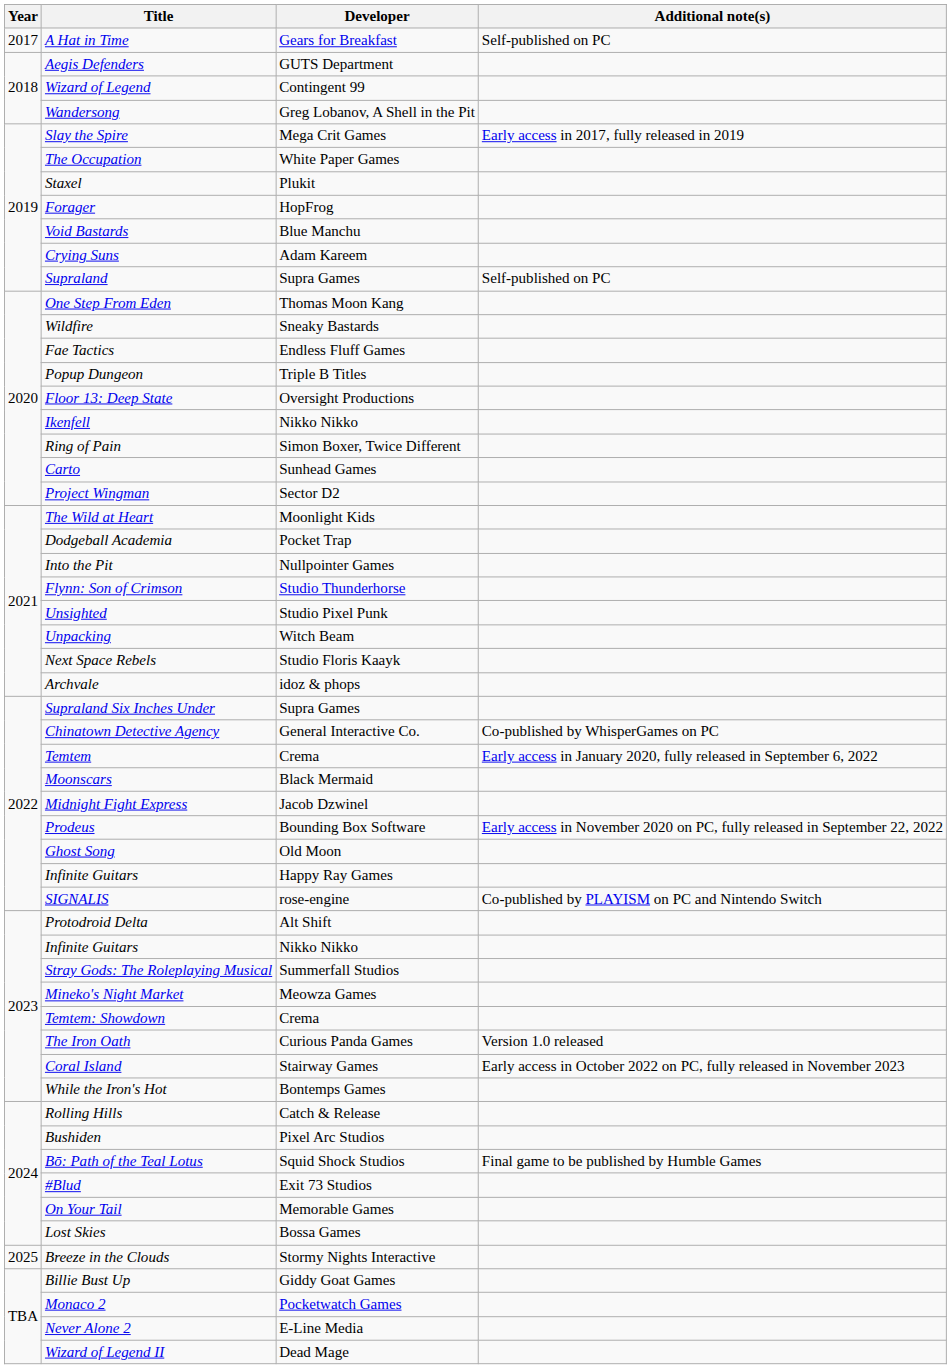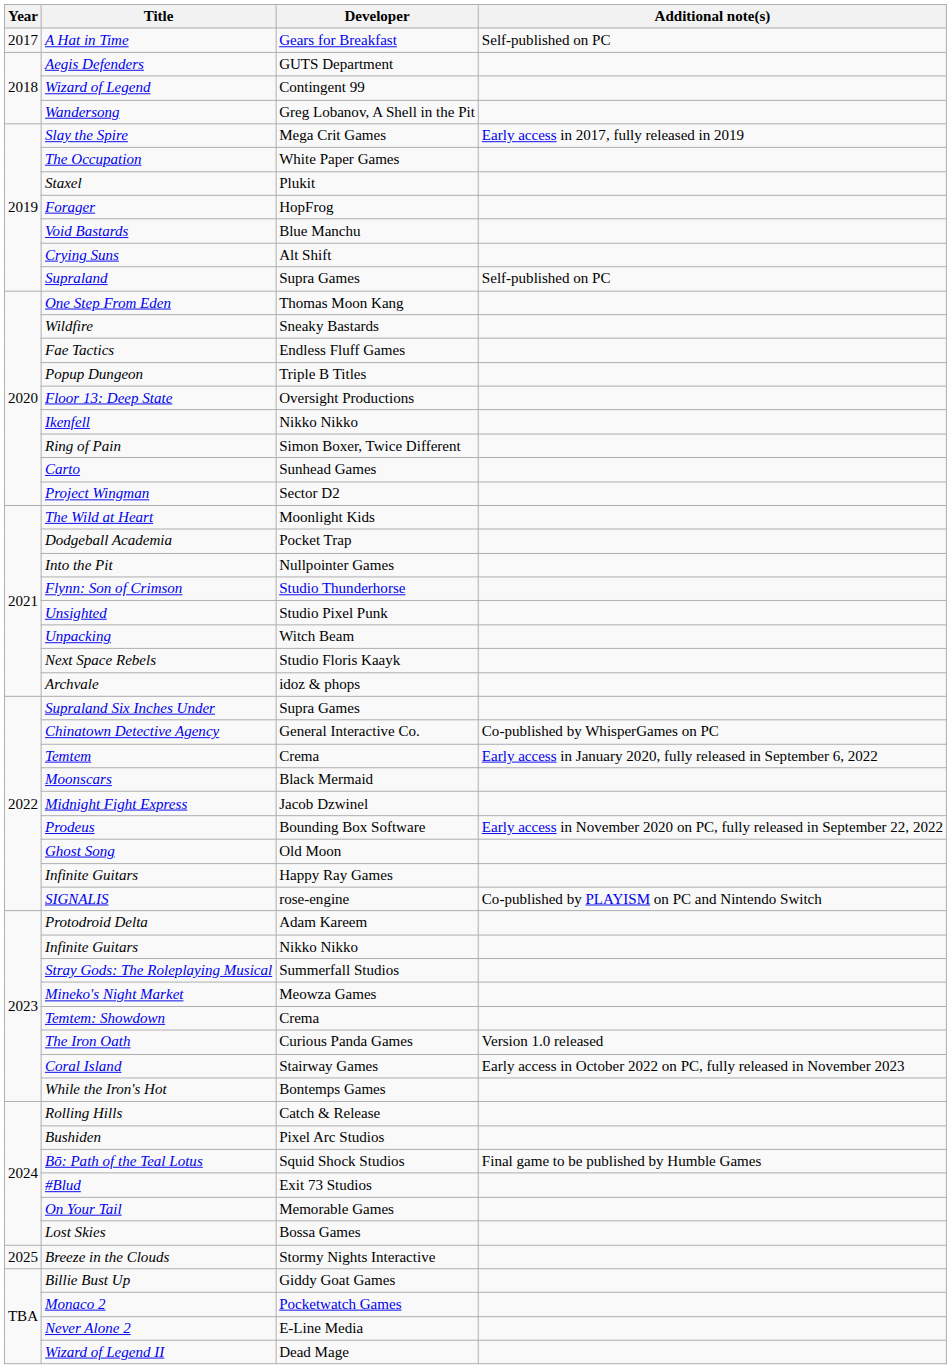(323, 254) Adam Kareem -> (305, 254) Alt Shift
(305, 922) Alt Shift -> (323, 922) Adam Kareem
